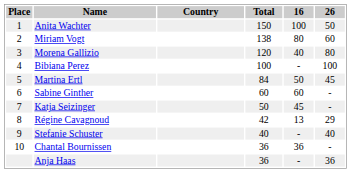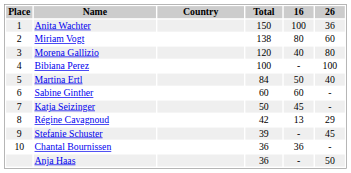(330, 26) 50 -> (330, 26) 36
(330, 80) 45 -> (330, 80) 40
(264, 134) 40 -> (264, 134) 39
(330, 134) 40 -> (330, 134) 45
(330, 161) 36 -> (330, 161) 50
